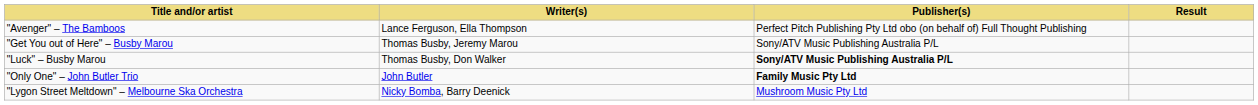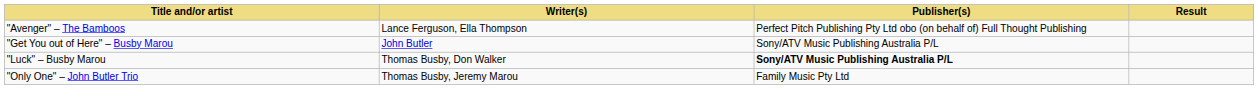(450, 44) Thomas Busby, Jeremy Marou -> (407, 44) John Butler
(407, 76) John Butler -> (450, 76) Thomas Busby, Jeremy Marou
(806, 76) bold -> (803, 76) normal
- row: (125, 92)
